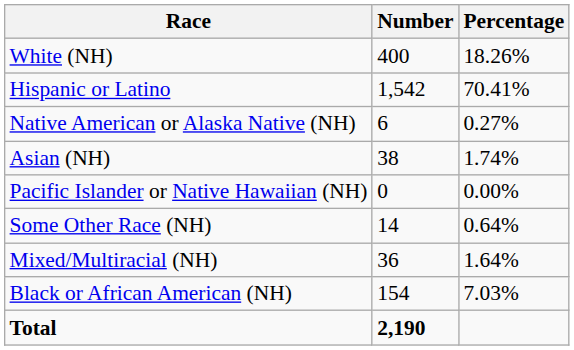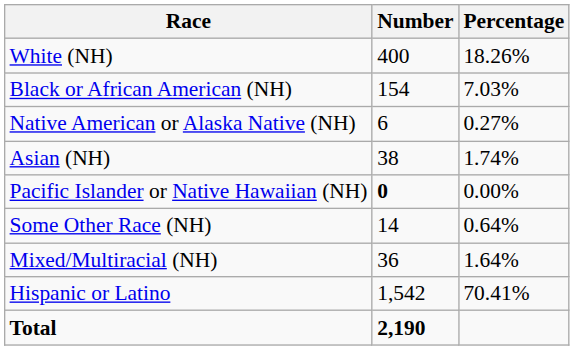rows swapped: (151, 293) <-> (90, 89)
(383, 191) normal -> (383, 191) bold
